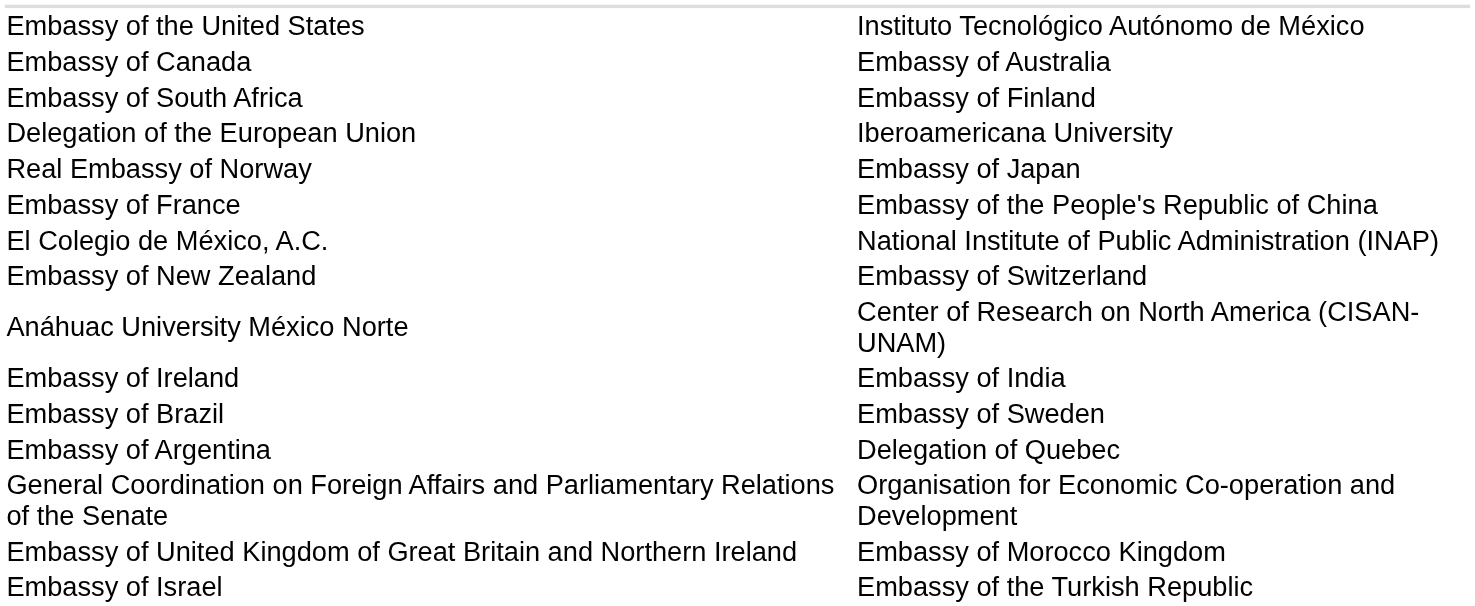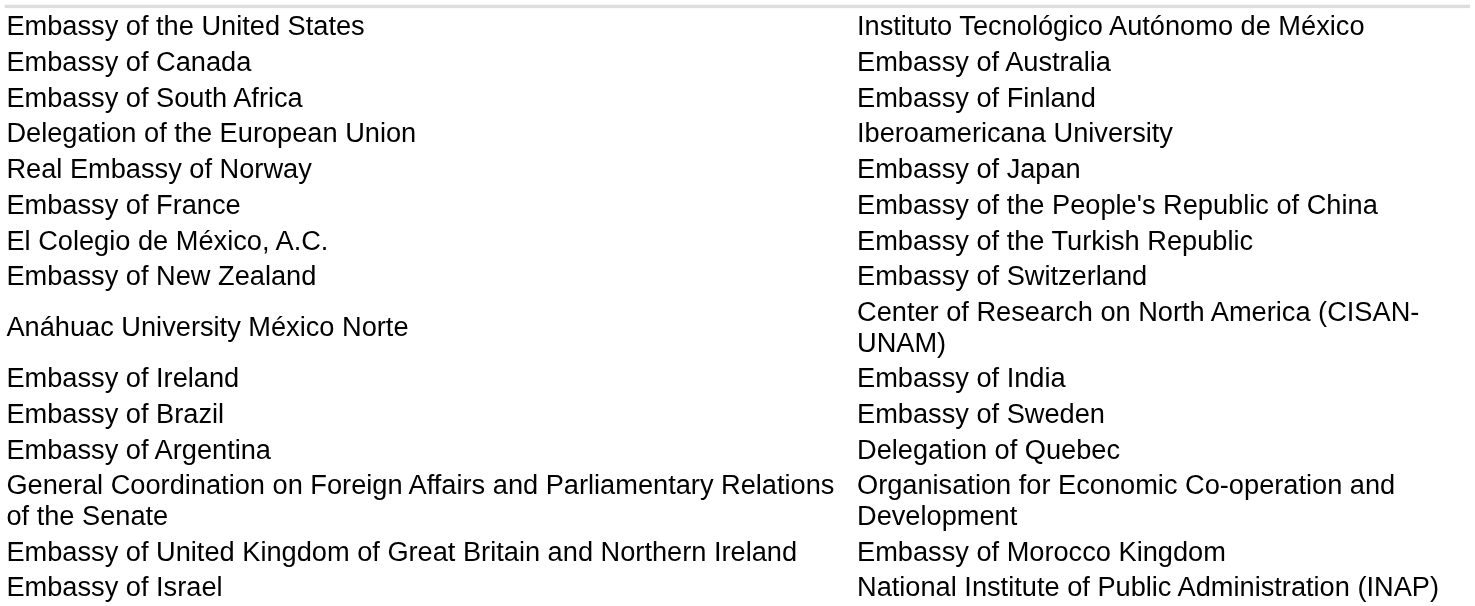(1148, 240) National Institute of Public Administration (INAP) -> (1055, 240) Embassy of the Turkish Republic
(1055, 587) Embassy of the Turkish Republic -> (1148, 587) National Institute of Public Administration (INAP)
